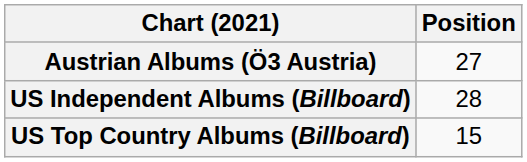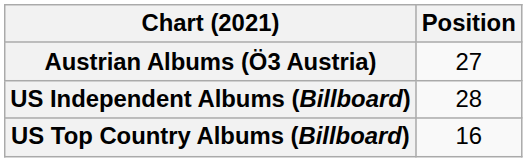(469, 136) 15 -> (469, 136) 16
